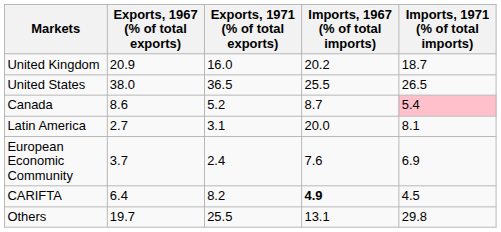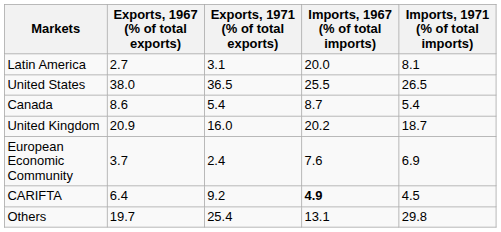rows swapped: (53, 64) <-> (47, 126)
(216, 105) 5.2 -> (216, 105) 5.4
(411, 105) pink background -> (411, 105) no background
(216, 196) 8.2 -> (216, 196) 9.2
(220, 216) 25.5 -> (220, 216) 25.4
